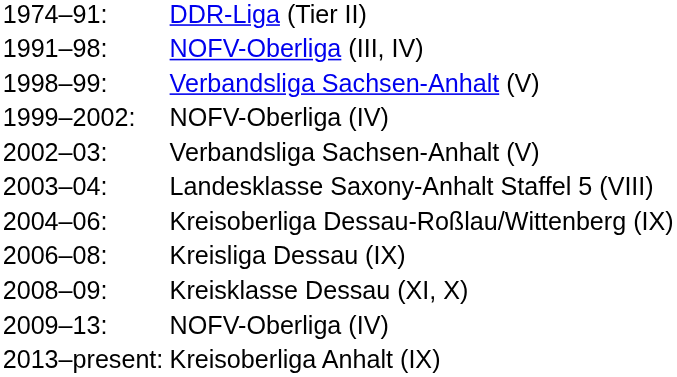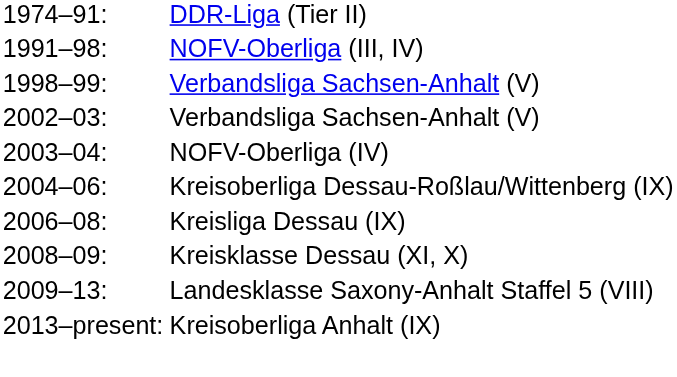- row: (69, 118)
(412, 187) Landesklasse Saxony-Anhalt Staffel 5 (VIII) -> (279, 152) NOFV-Oberliga (IV)
(279, 325) NOFV-Oberliga (IV) -> (412, 290) Landesklasse Saxony-Anhalt Staffel 5 (VIII)
